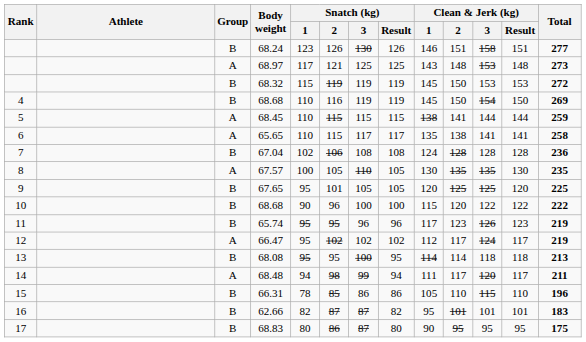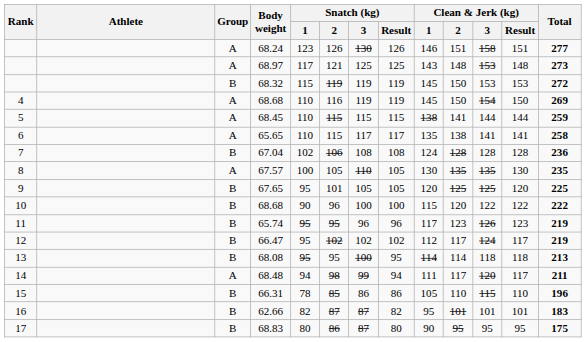(233, 48) B -> (233, 48) A
(233, 100) B -> (233, 100) A
(233, 240) A -> (233, 240) B
